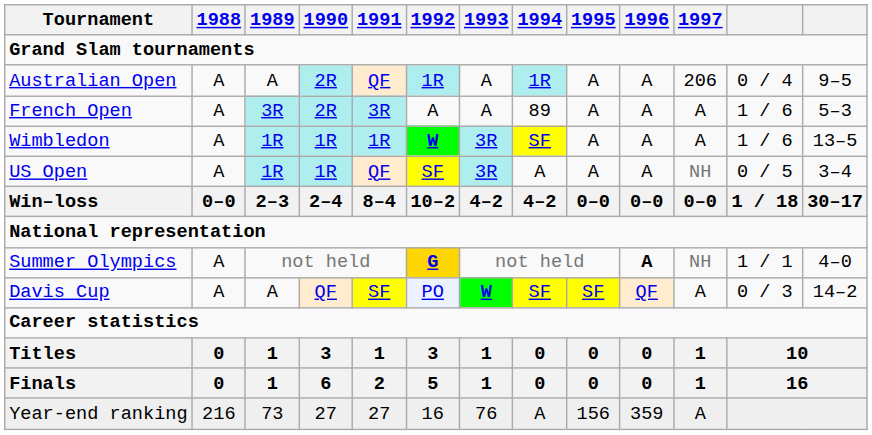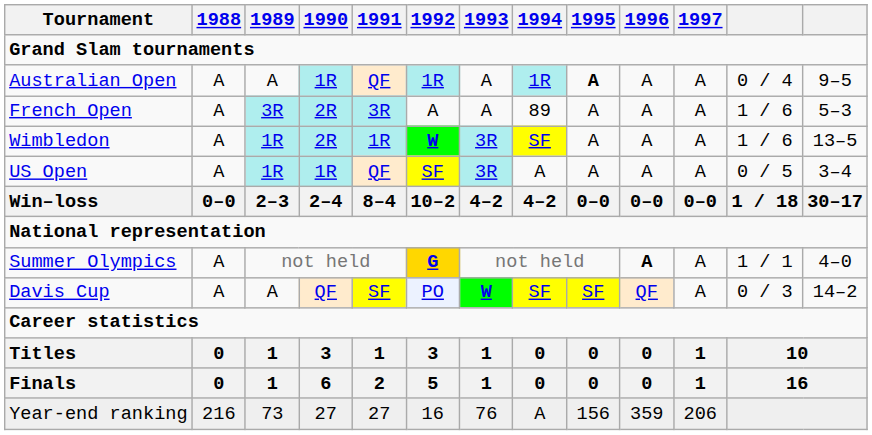(326, 80) 2R -> (326, 80) 1R
(593, 80) normal -> (593, 80) bold
(700, 80) 206 -> (700, 80) A
(326, 141) 1R -> (326, 141) 2R
(700, 171) NH -> (700, 171) A
(700, 262) NH -> (700, 262) A
(700, 414) A -> (700, 414) 206
